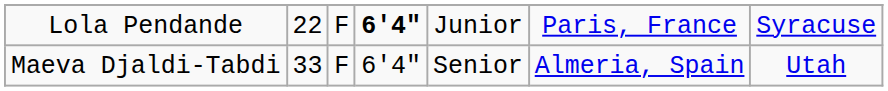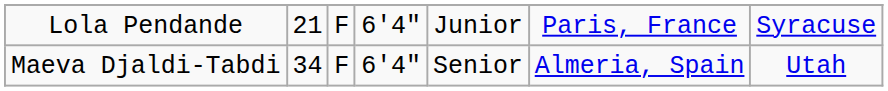(307, 25) 22 -> (307, 25) 21
(391, 25) bold -> (391, 25) normal
(307, 66) 33 -> (307, 66) 34
